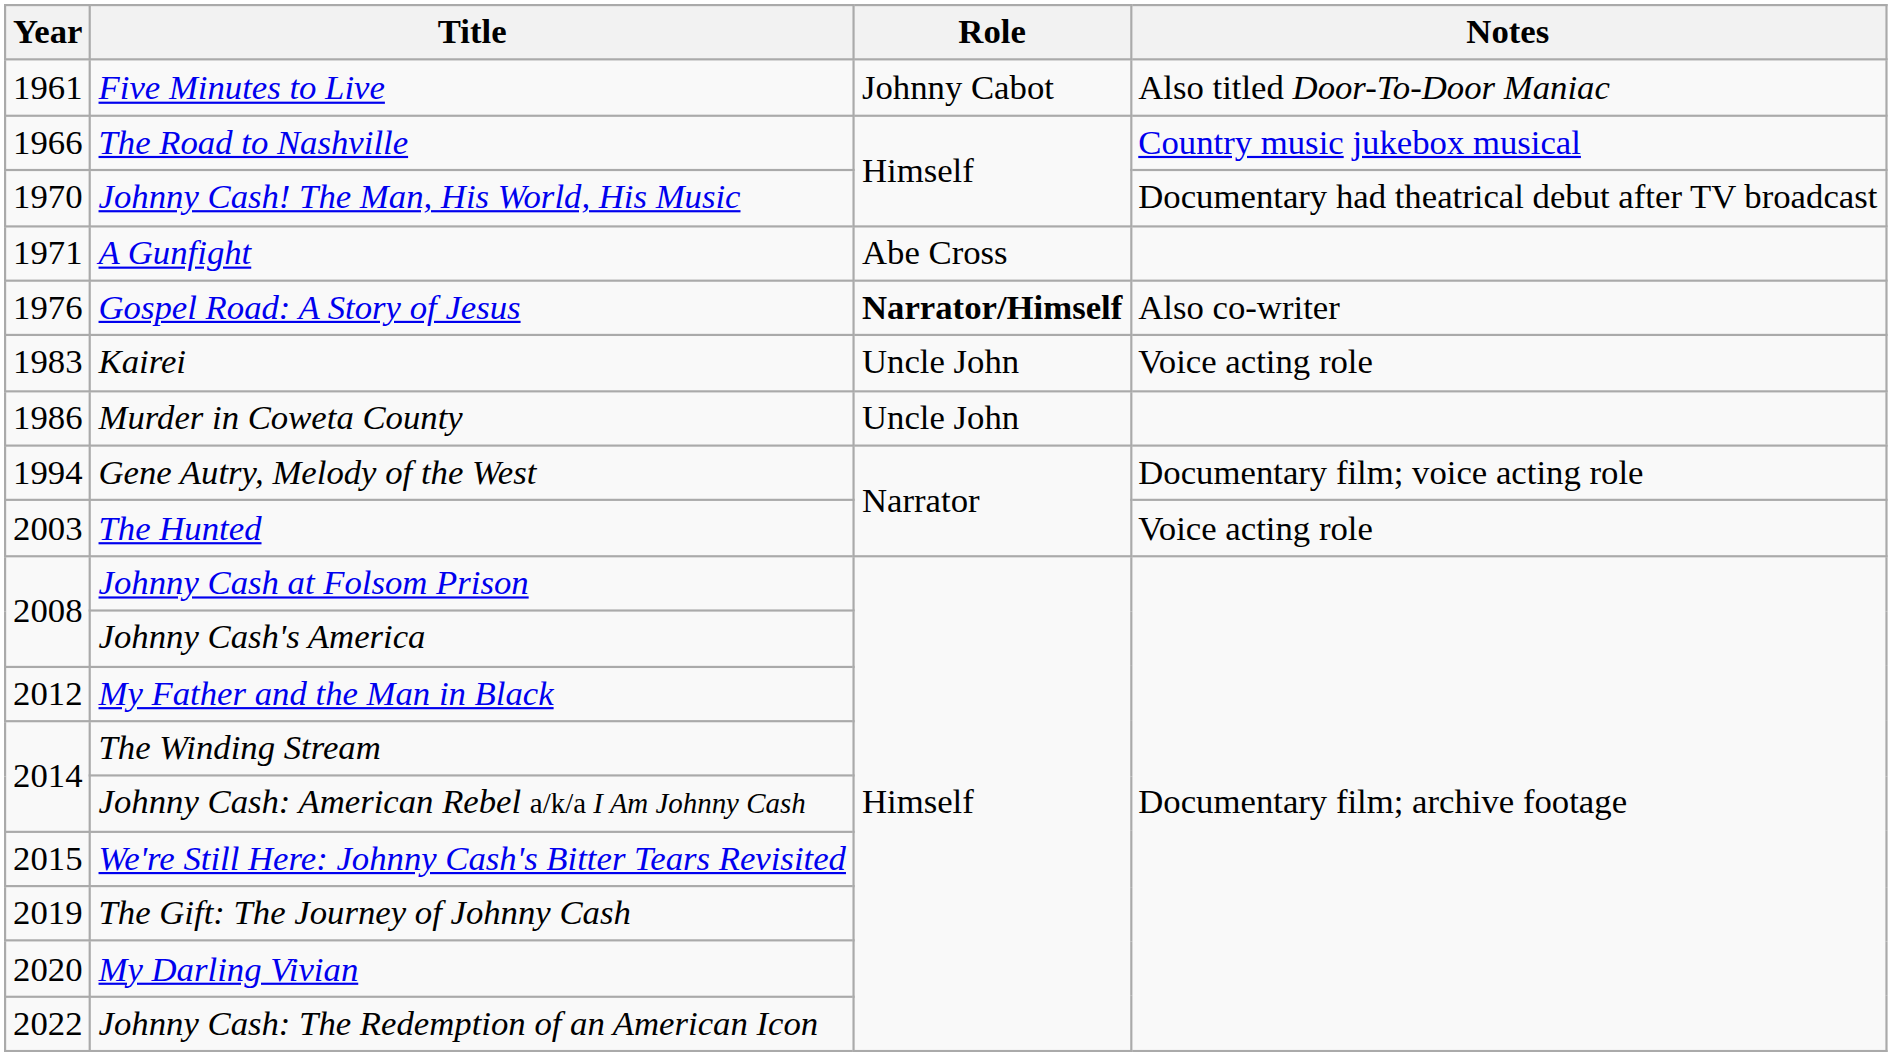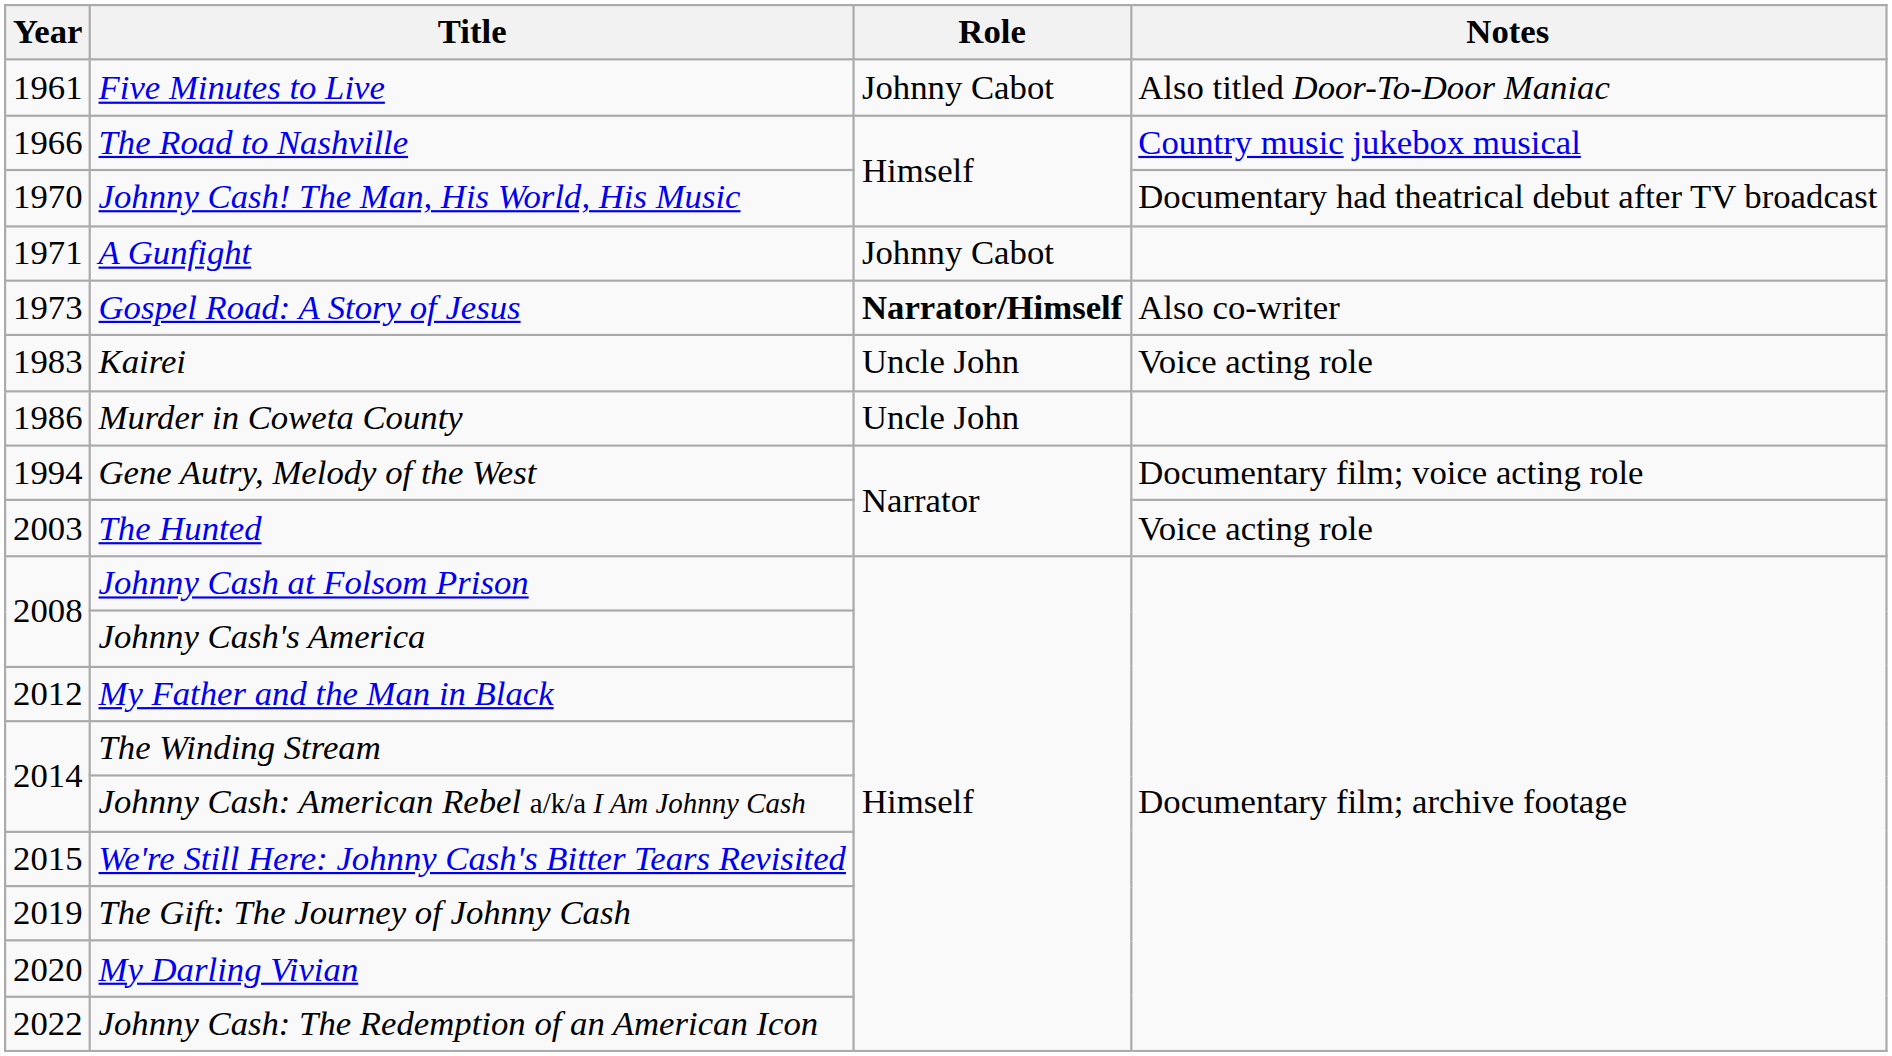(935, 252) Abe Cross -> (958, 252) Johnny Cabot
(48, 307) 1976 -> (48, 307) 1973
